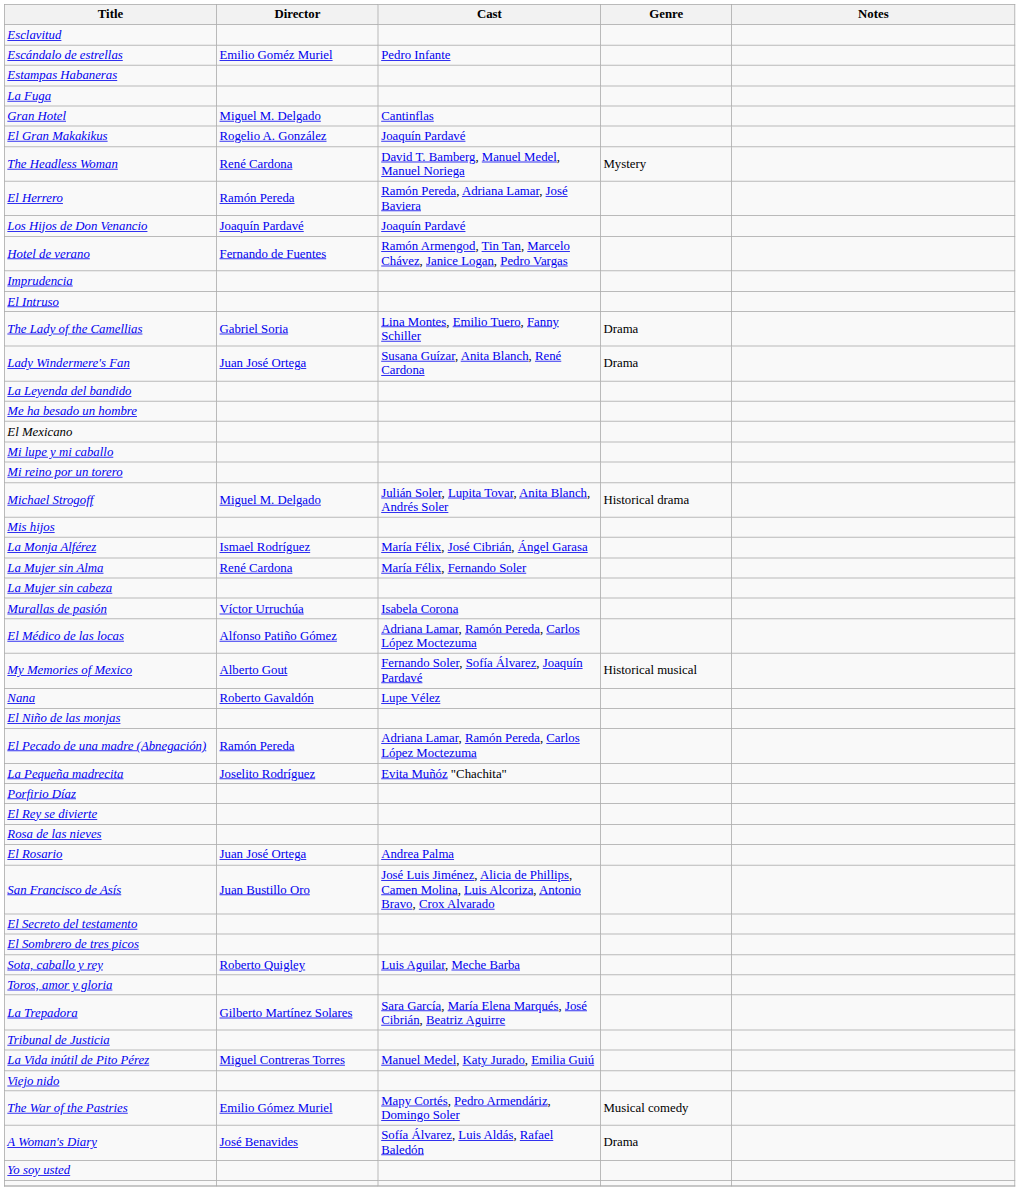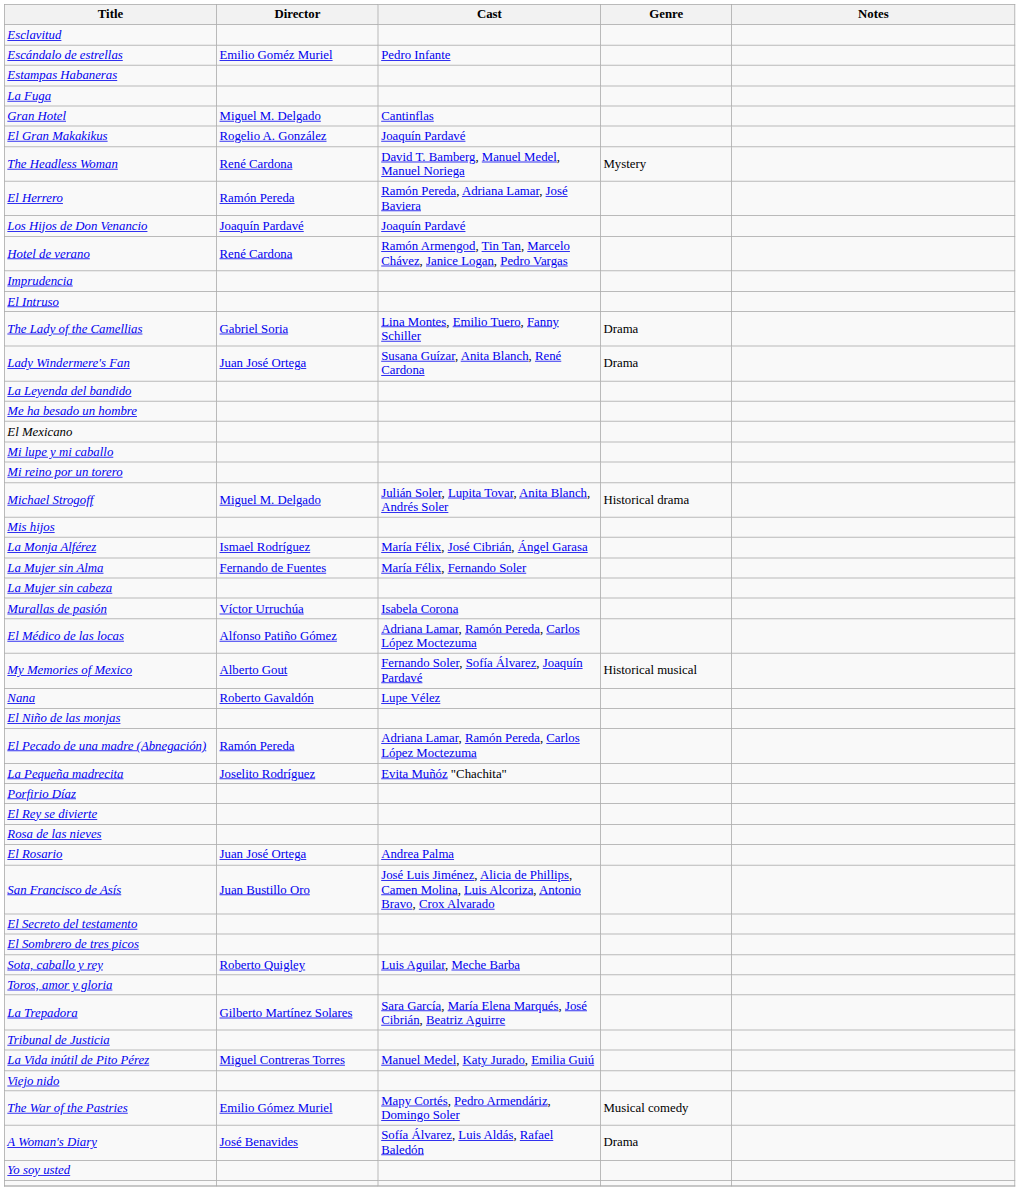(273, 253) Fernando de Fuentes -> (256, 253) René Cardona
(256, 567) René Cardona -> (273, 567) Fernando de Fuentes
